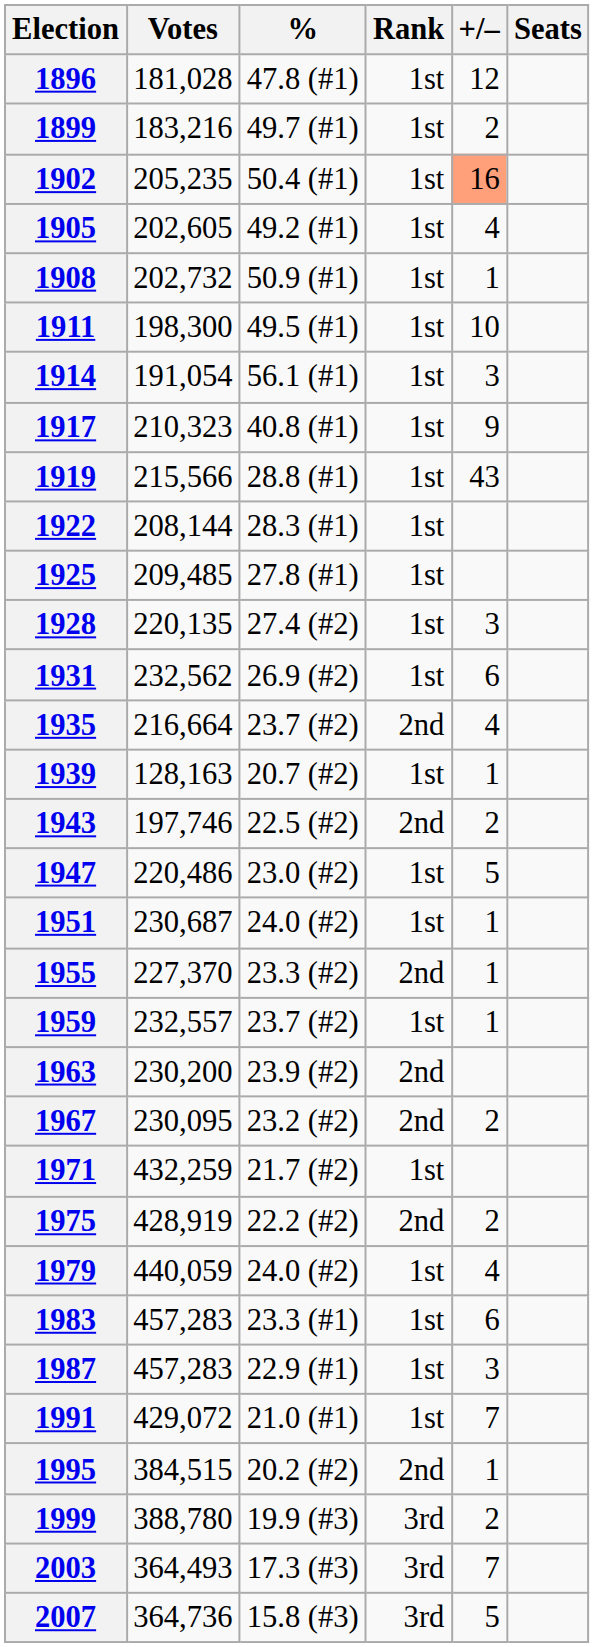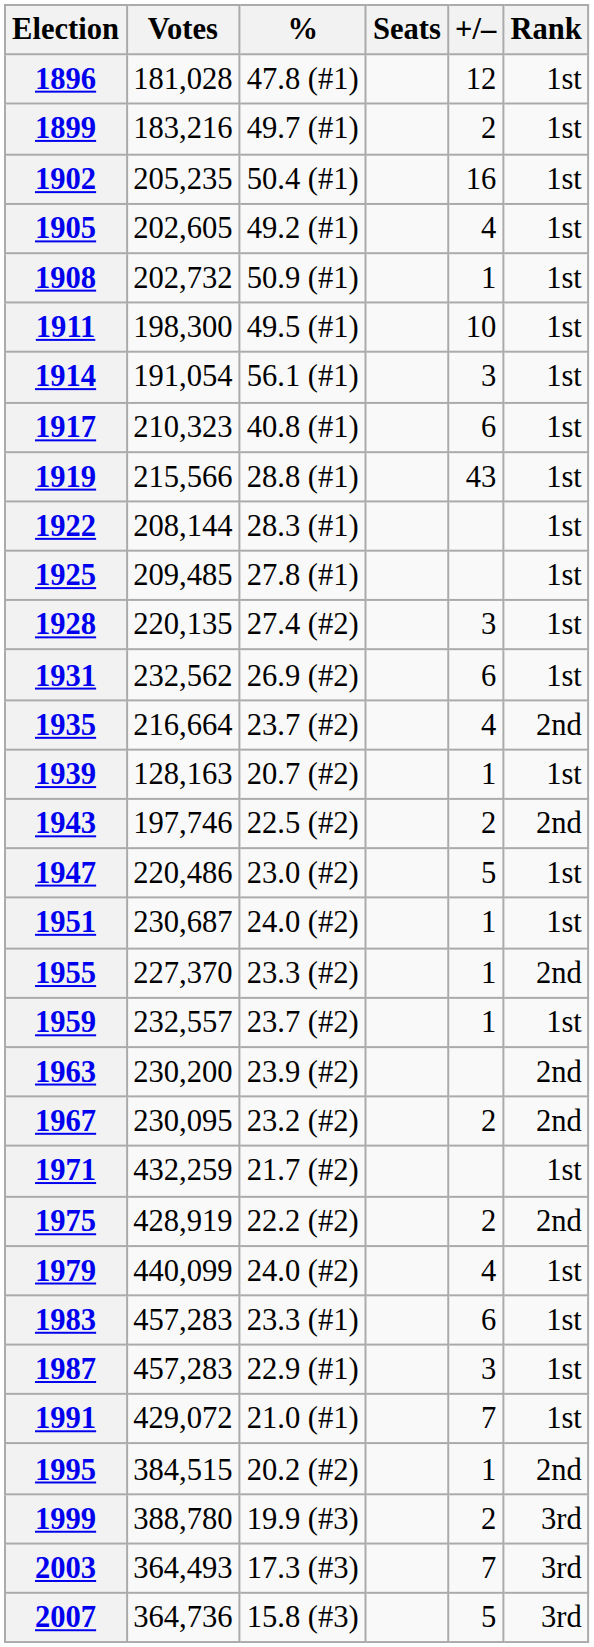columns swapped: (548, 28) <-> (409, 28)
(484, 177) lightsalmon background -> (481, 177) no background
(492, 425) 9 -> (489, 425) 6
(183, 1269) 440,059 -> (183, 1269) 440,099
